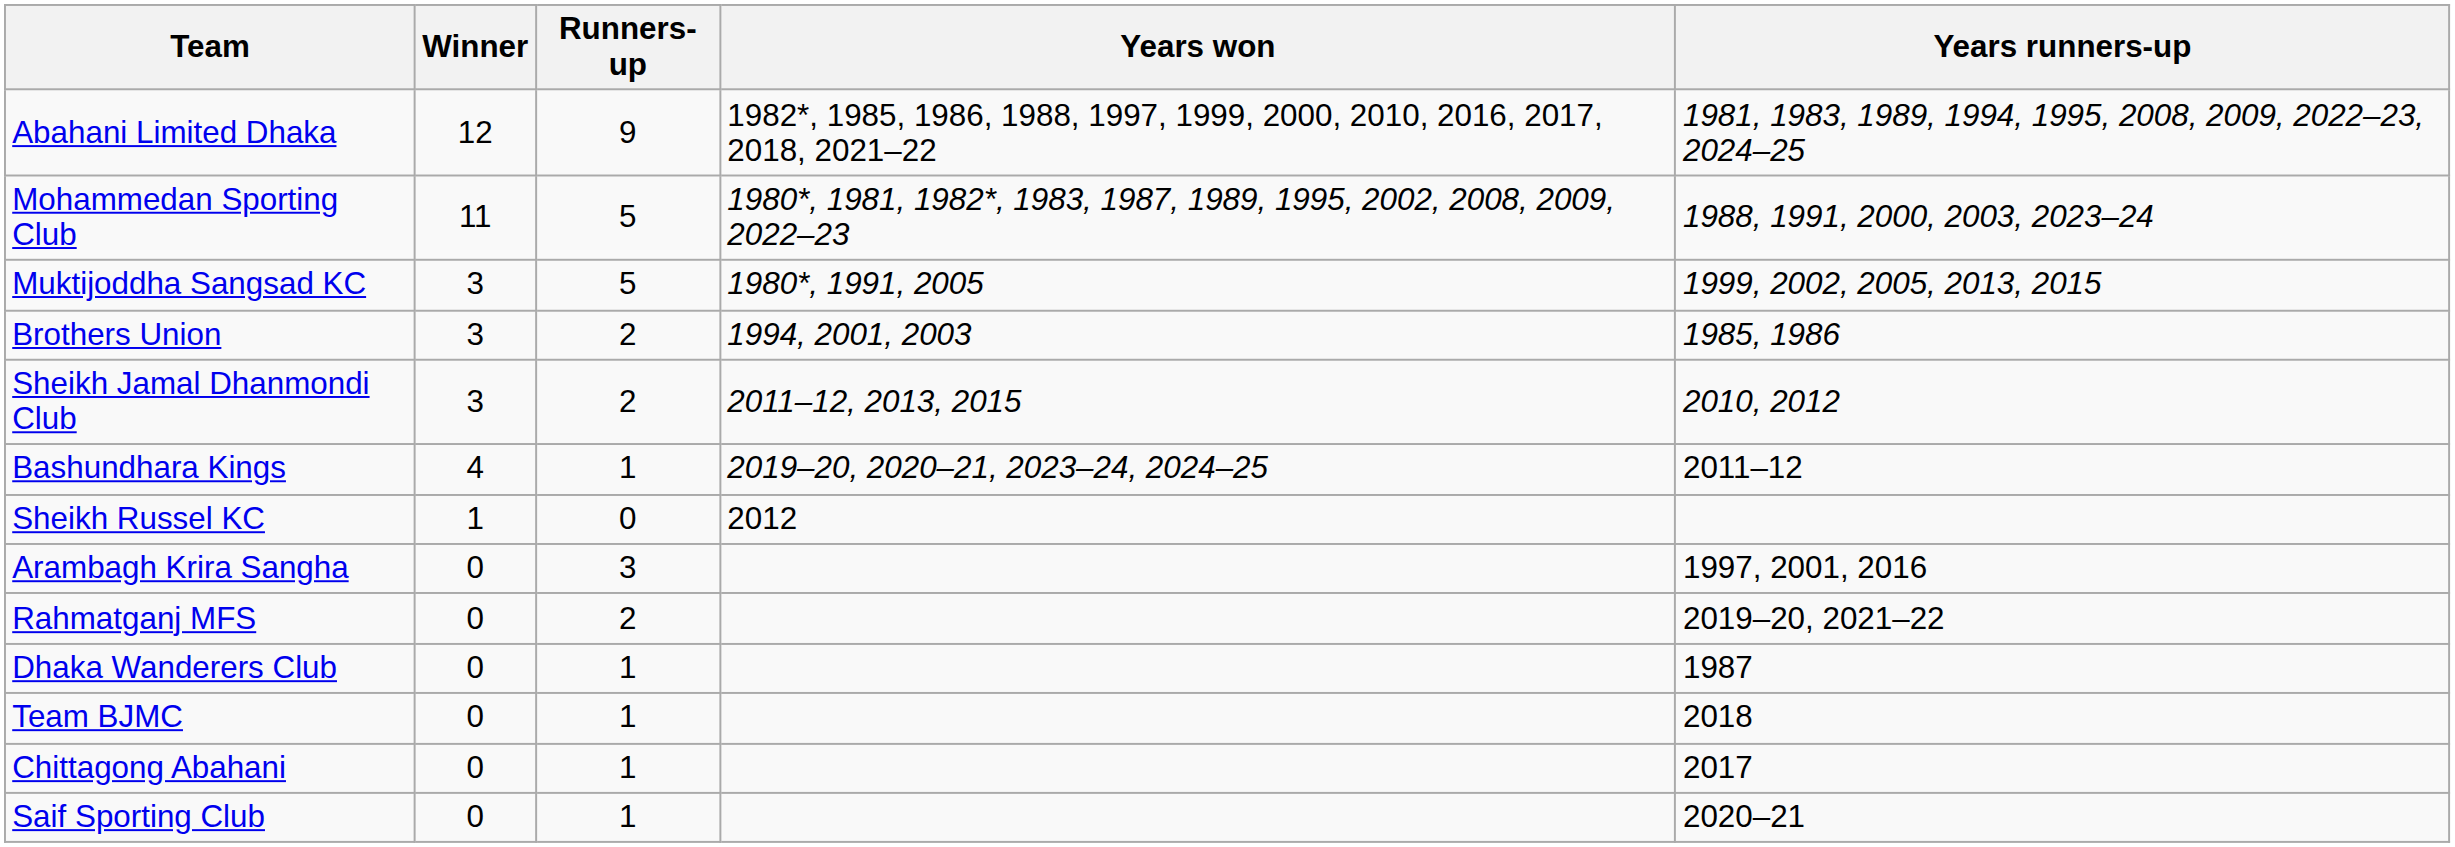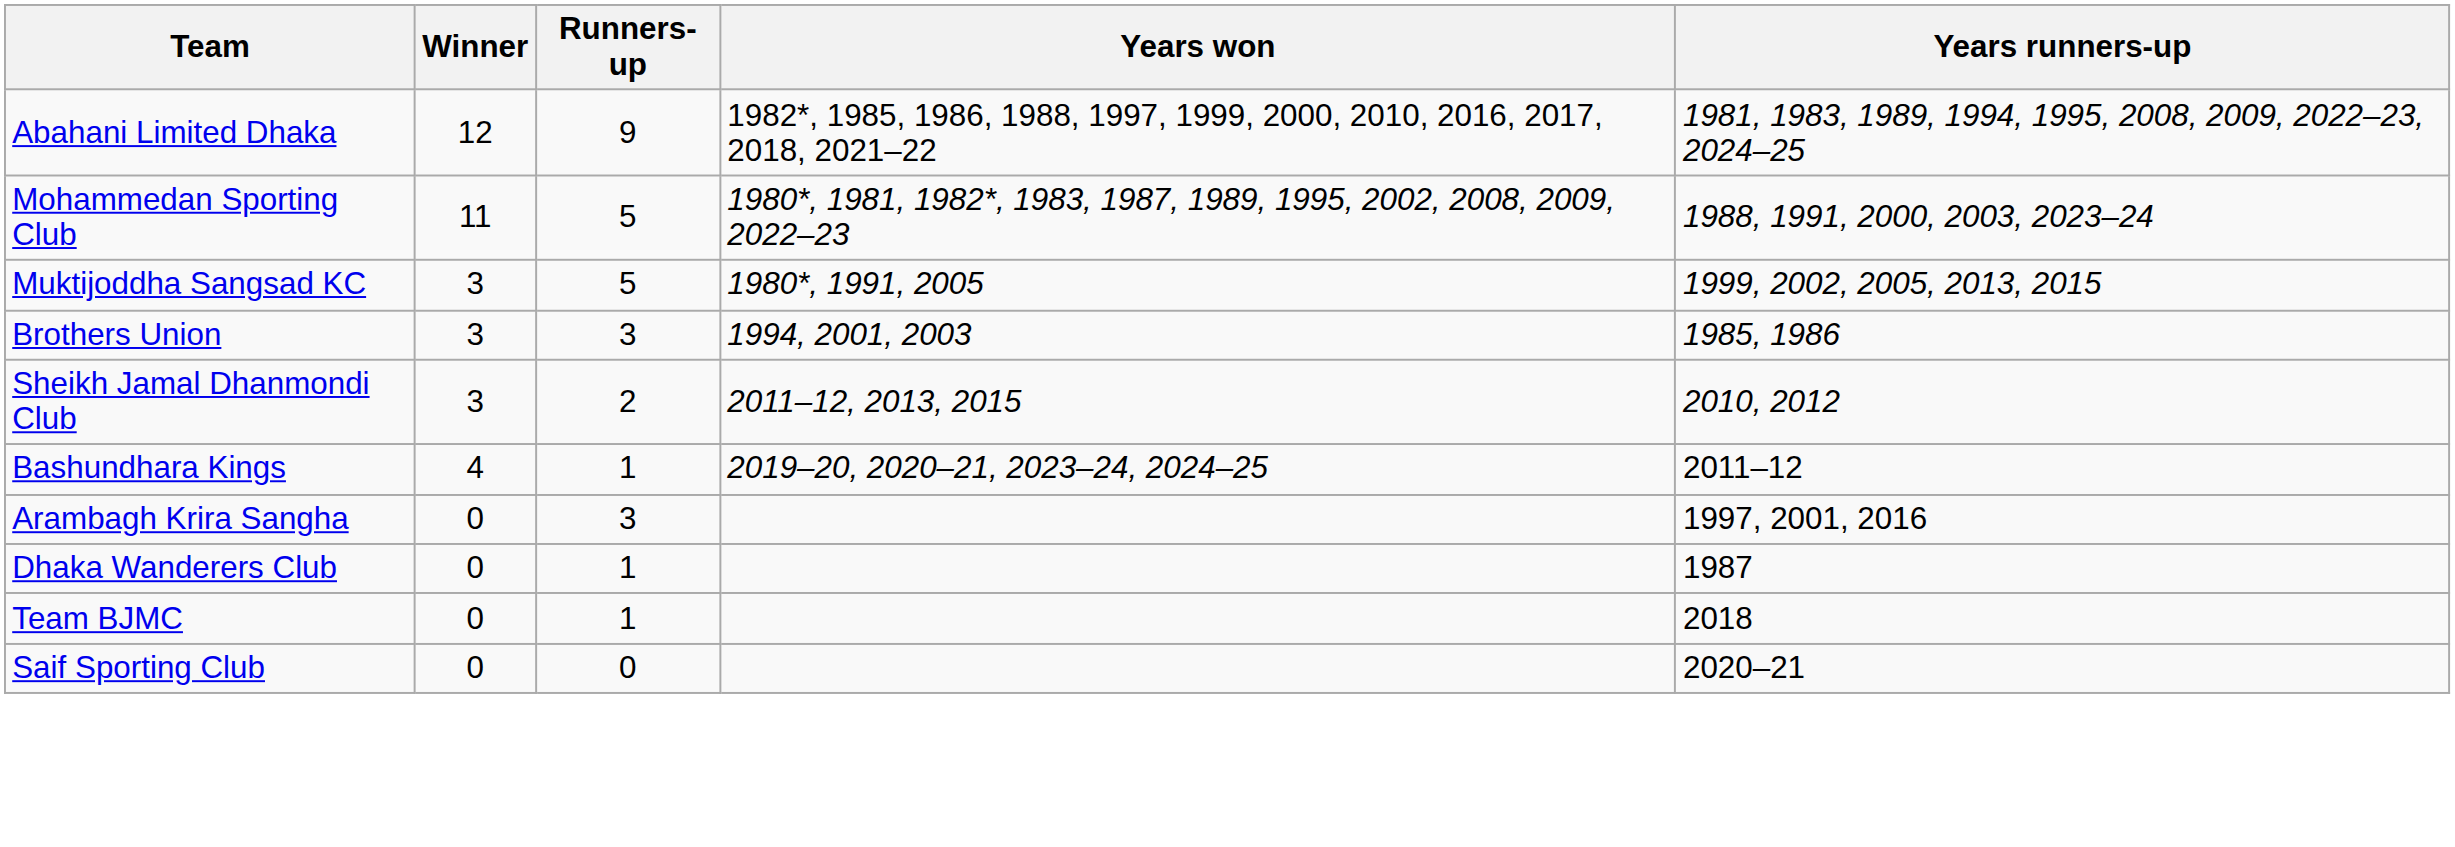(628, 334) 2 -> (628, 334) 3
- row: (139, 518)
- row: (134, 618)
- row: (149, 767)
(628, 817) 1 -> (628, 667) 0
